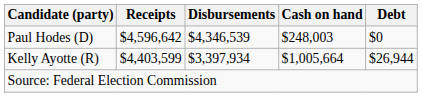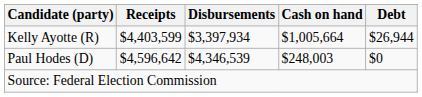rows swapped: (53, 59) <-> (50, 37)
